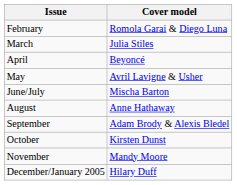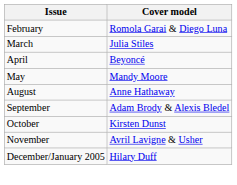(156, 76) Avril Lavigne & Usher -> (139, 76) Mandy Moore
- row: (26, 92)
(139, 156) Mandy Moore -> (156, 140) Avril Lavigne & Usher
